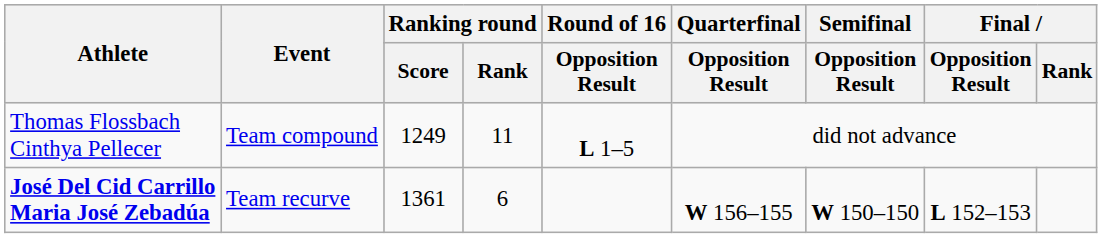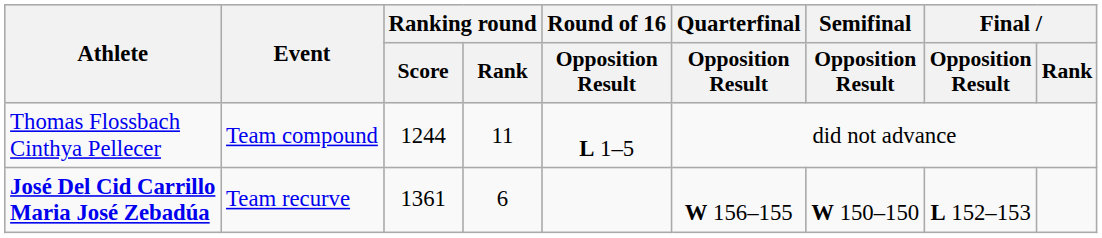(423, 135) 1249 -> (423, 135) 1244
